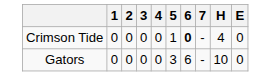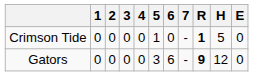+ column: (201, 15)
(188, 37) bold -> (171, 37) normal
(221, 37) 4 -> (221, 37) 5
(221, 59) 10 -> (221, 59) 12
